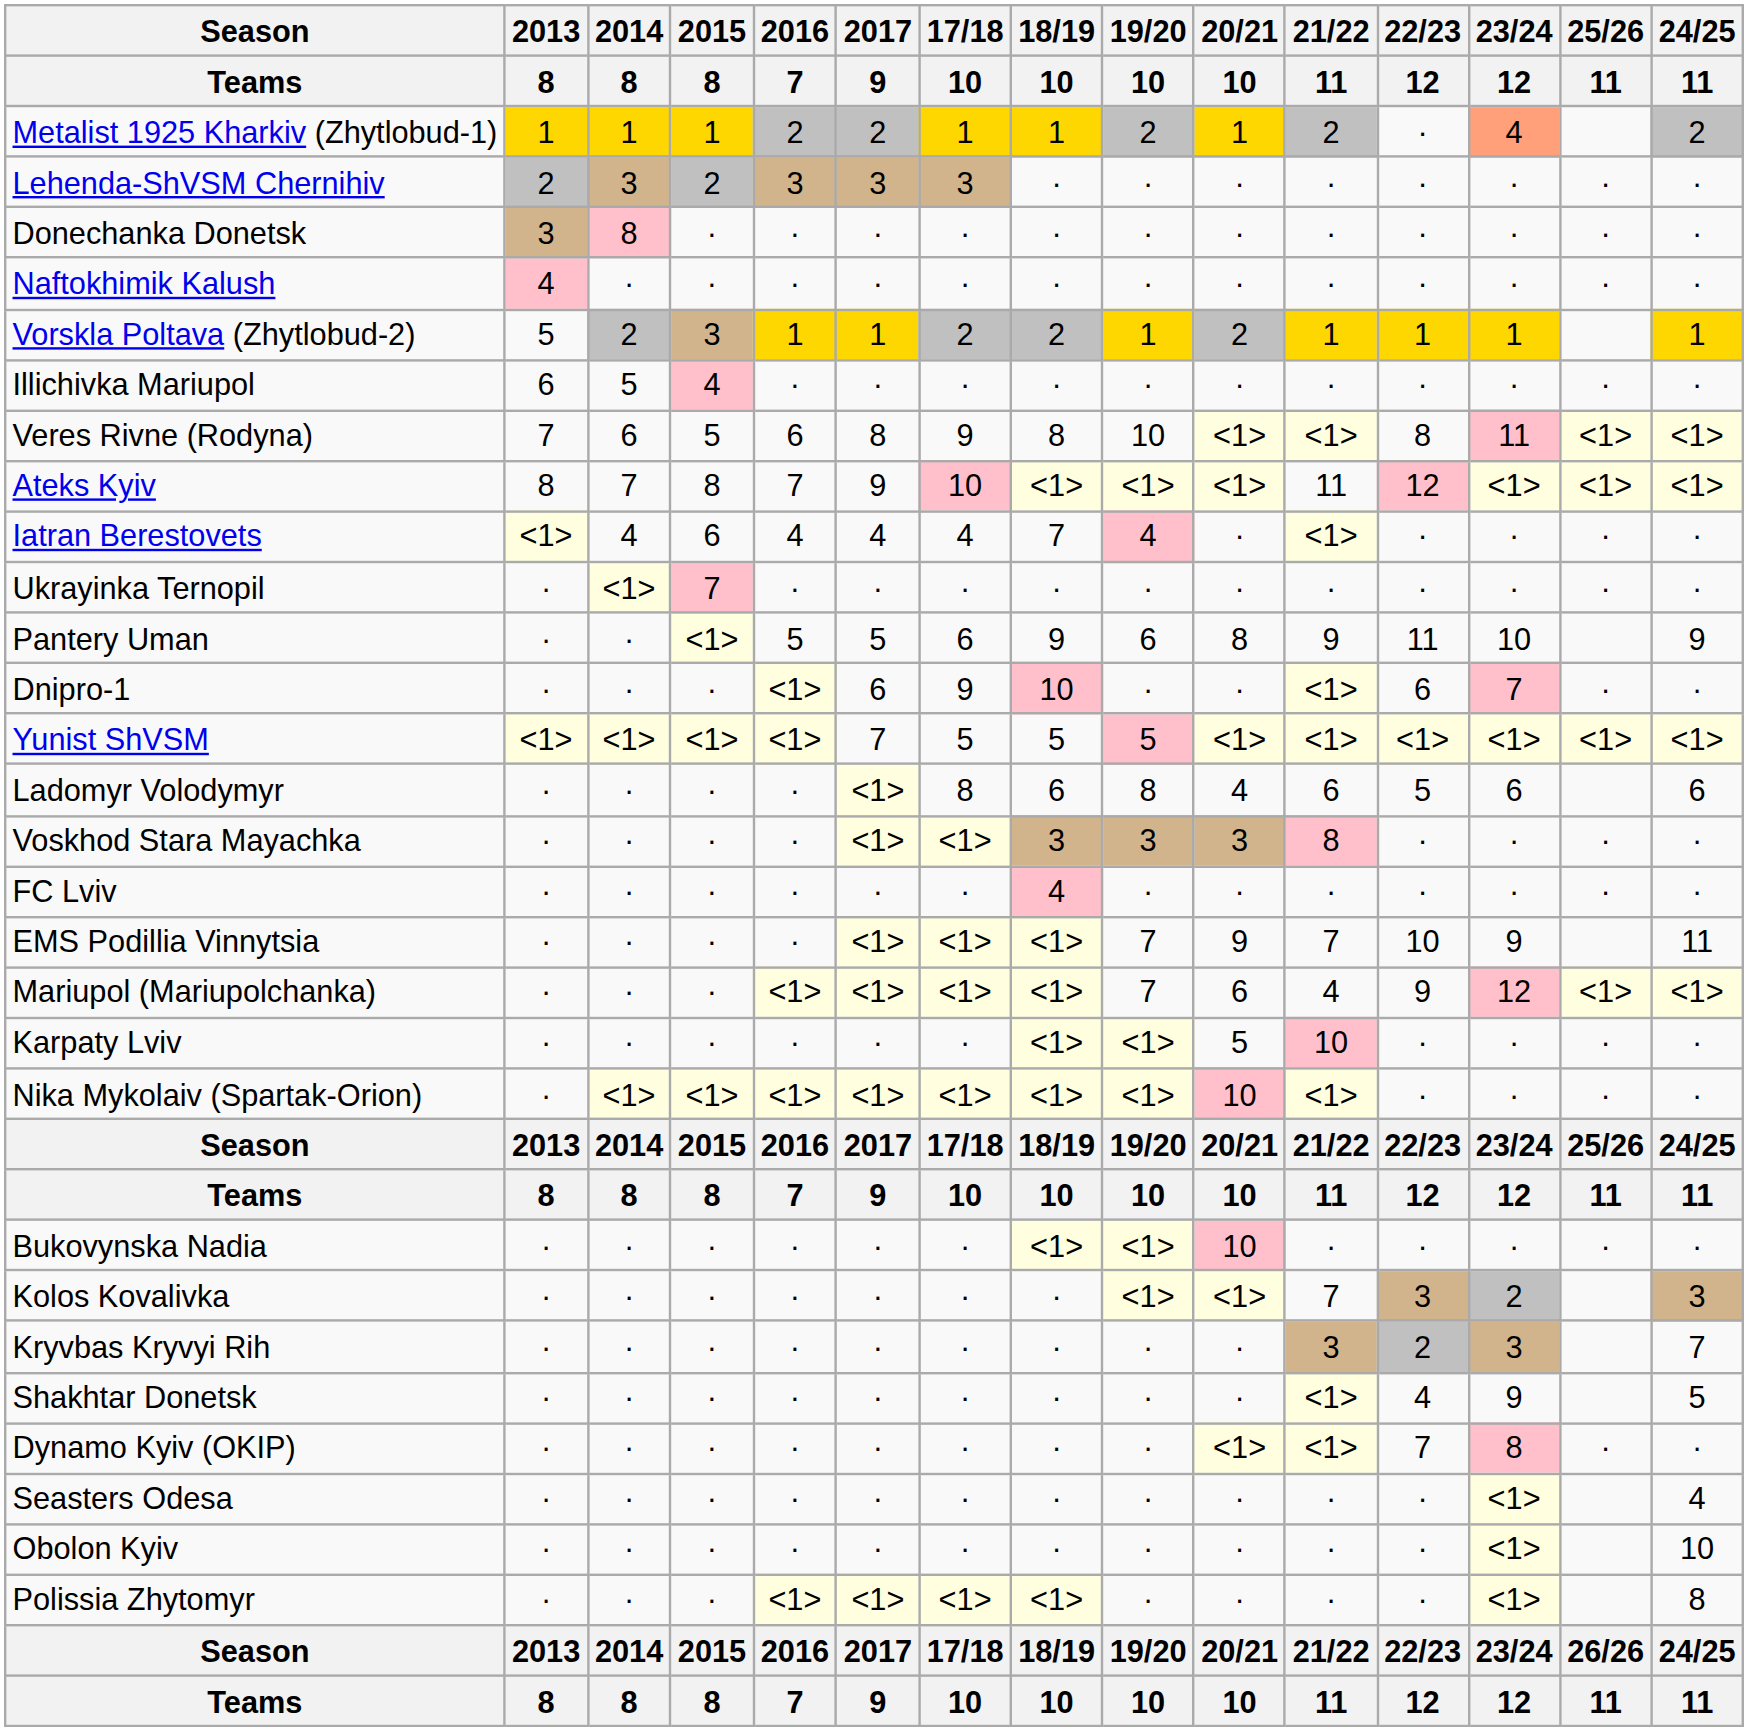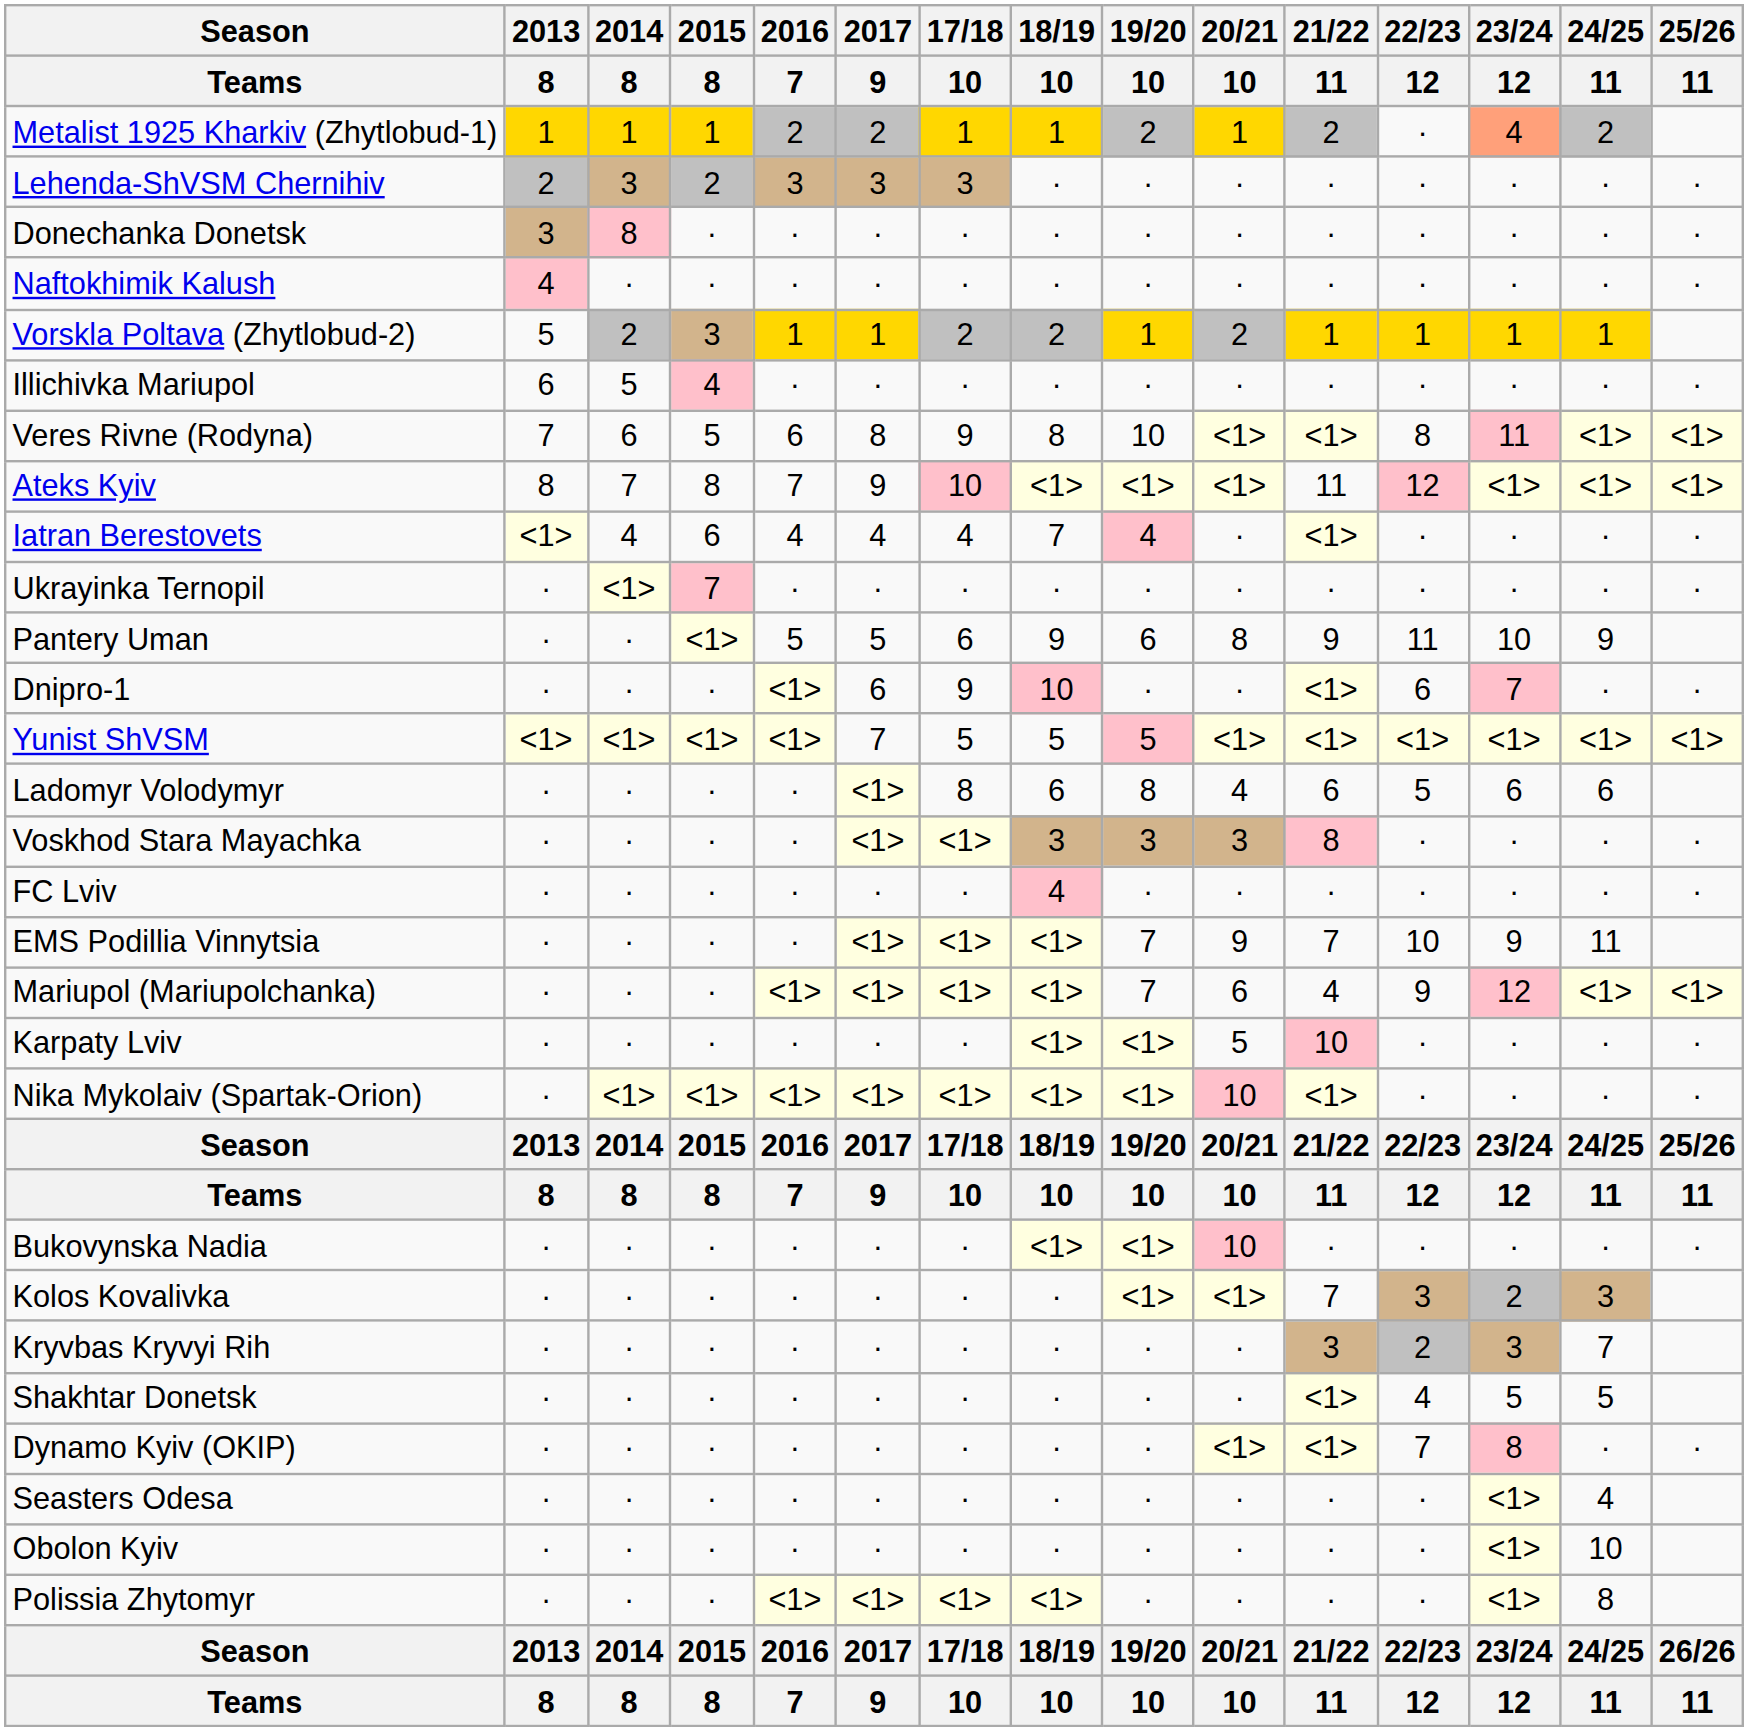columns swapped: (1697, 81) <-> (1606, 81)
(1514, 1397) 9 -> (1514, 1397) 5
